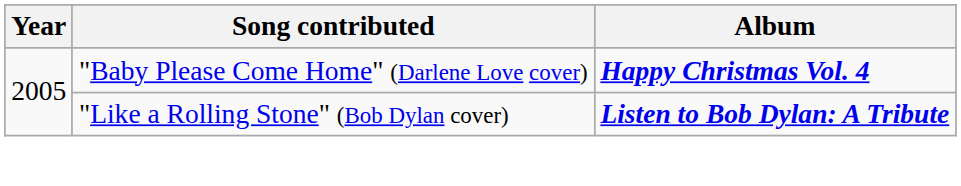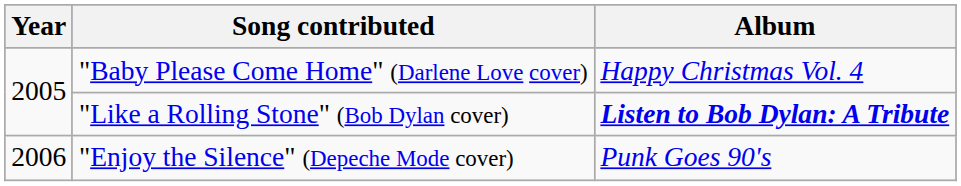(735, 69) bold -> (732, 69) normal
+ row: (296, 157)
